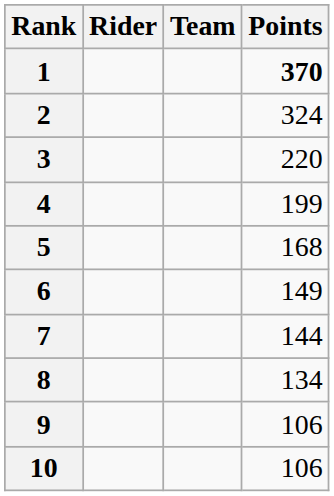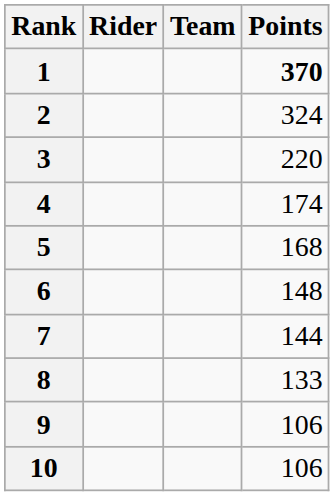(302, 203) 199 -> (302, 203) 174
(302, 291) 149 -> (302, 291) 148
(302, 379) 134 -> (302, 379) 133
